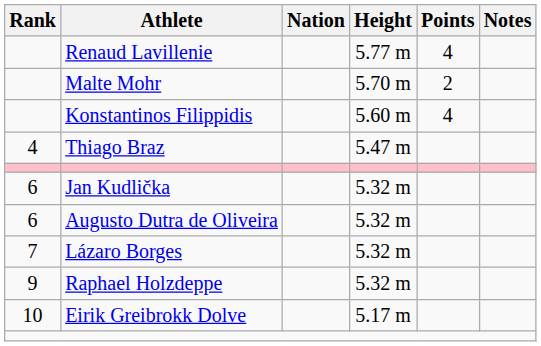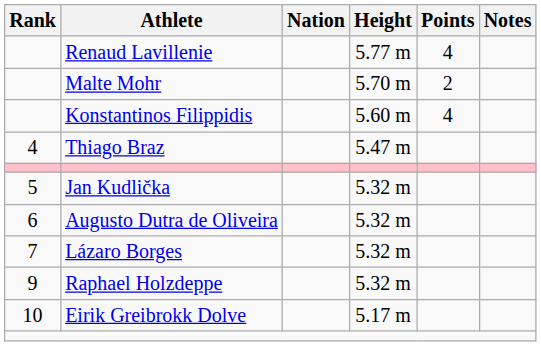(33, 188) 6 -> (33, 188) 5
